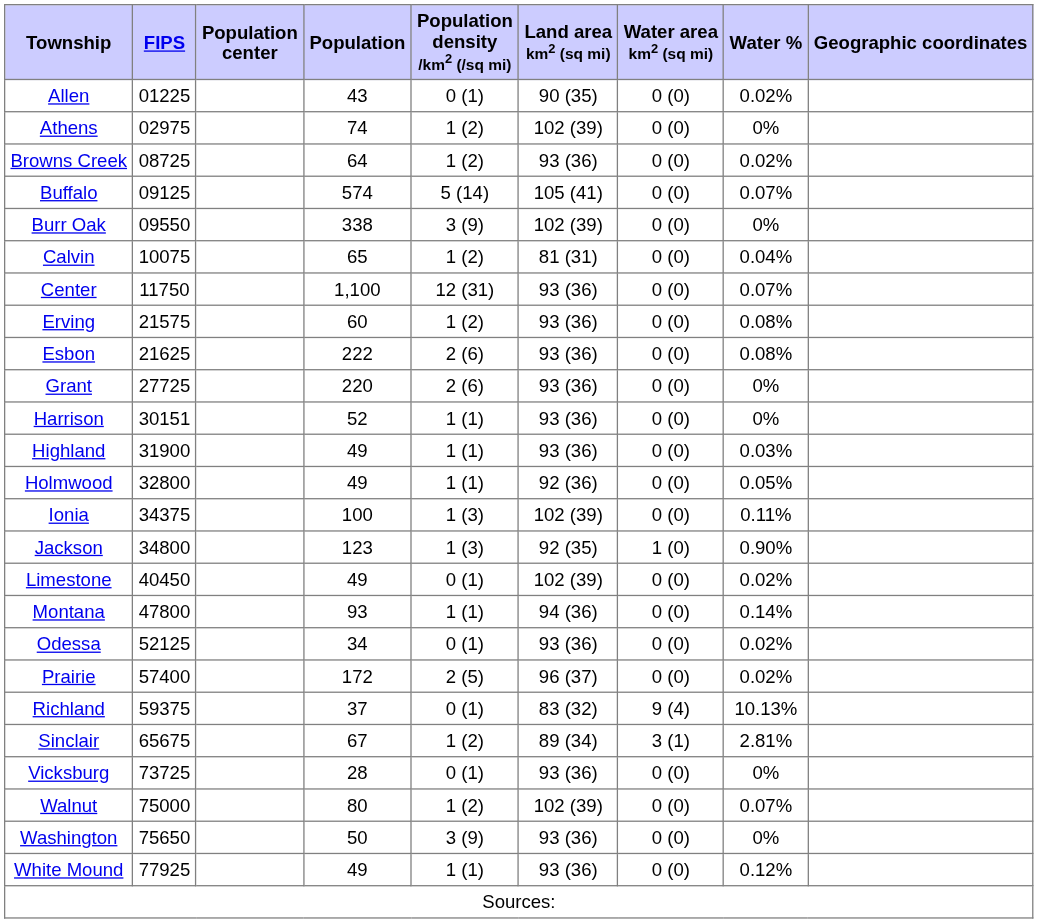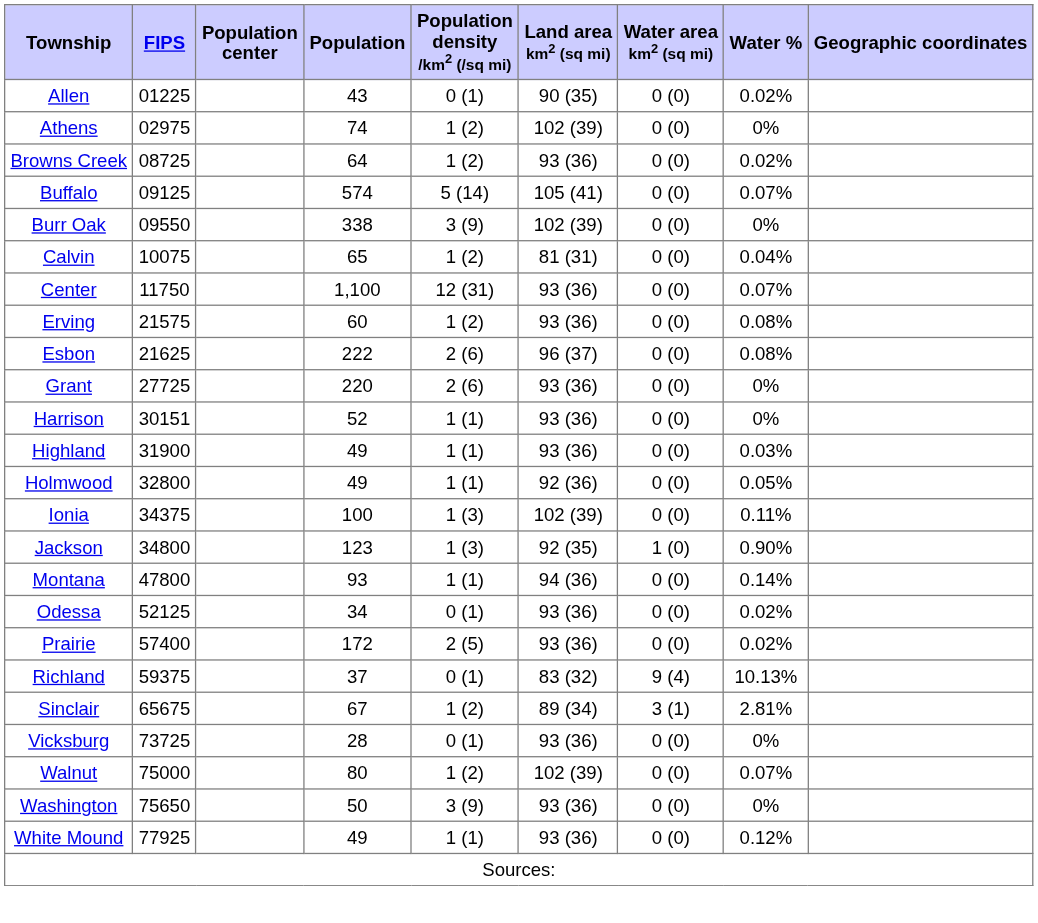(568, 354) 93 (36) -> (568, 354) 96 (37)
- row: (69, 579)
(568, 676) 96 (37) -> (568, 644) 93 (36)
